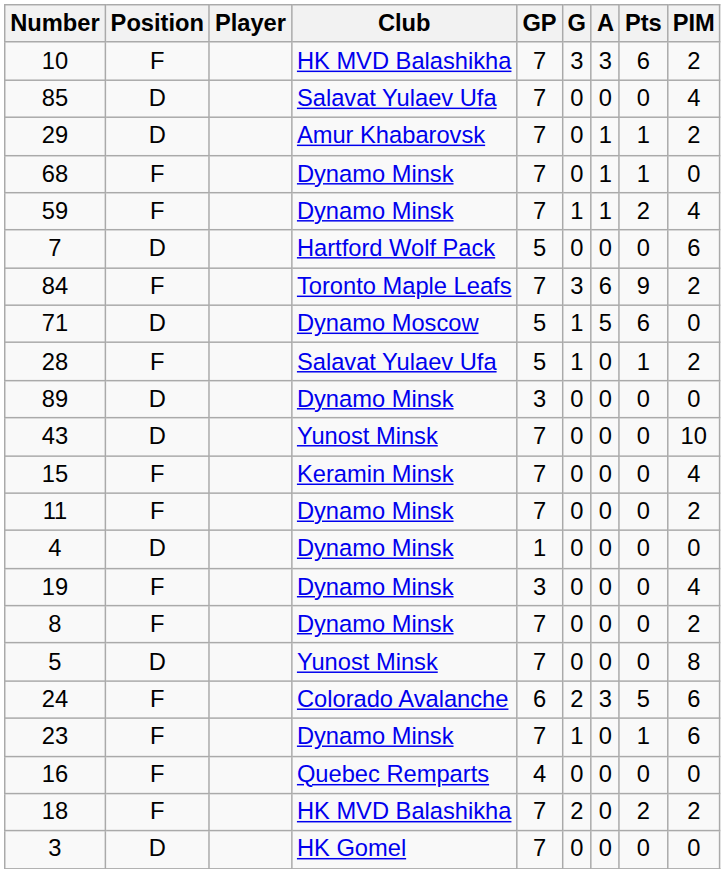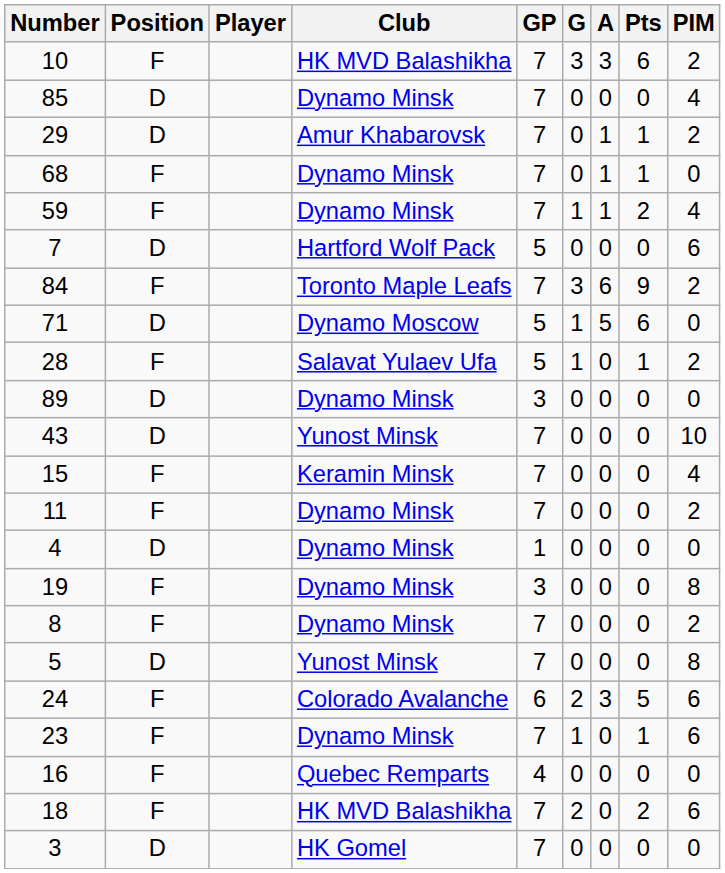(397, 98) Salavat Yulaev Ufa -> (375, 98) Dynamo Minsk
(694, 586) 4 -> (694, 586) 8
(694, 811) 2 -> (694, 811) 6
